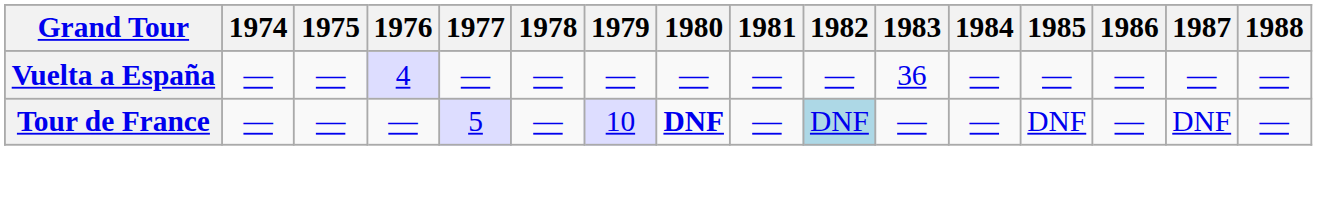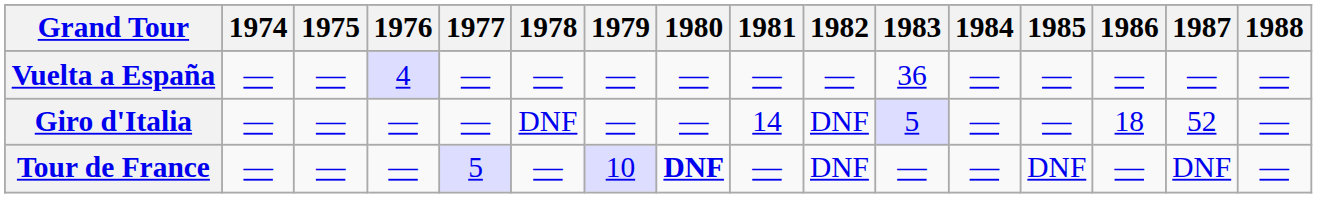+ row: (113, 121)
(839, 121) lightblue background -> (839, 167) no background
